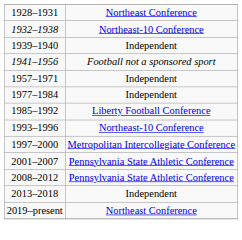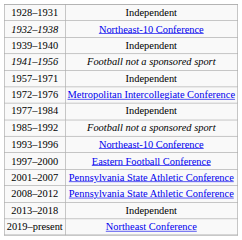(151, 12) Northeast Conference -> (151, 12) Independent
+ row: (35, 95)
(151, 111) Liberty Football Conference -> (151, 128) Football not a sponsored sport
(151, 144) Metropolitan Intercollegiate Conference -> (151, 161) Eastern Football Conference
